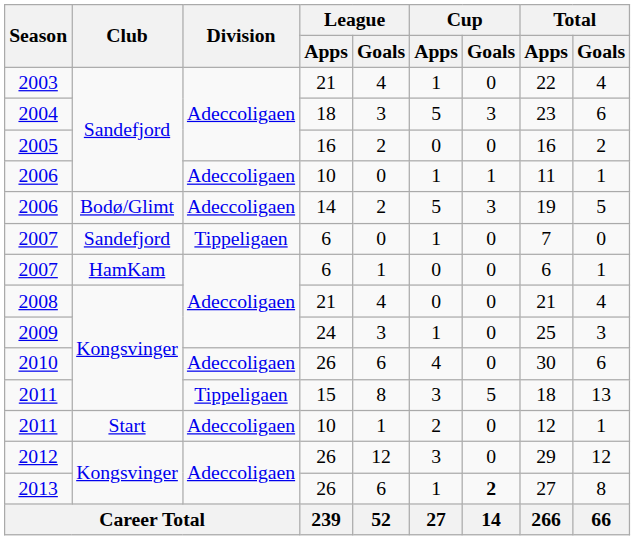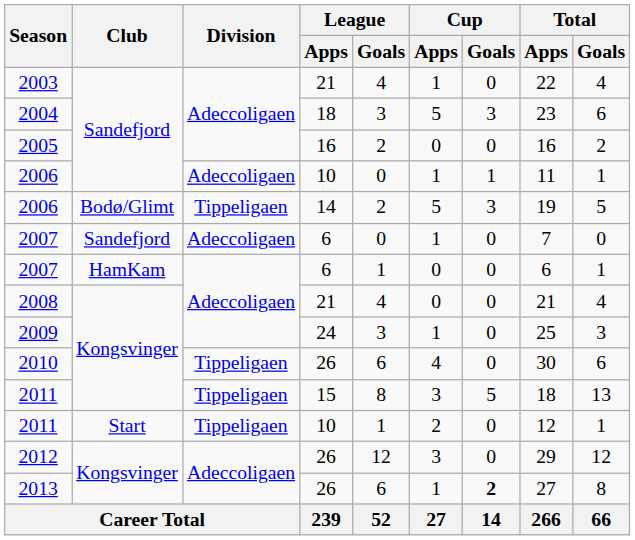(241, 207) Adeccoligaen -> (241, 207) Tippeligaen
(241, 238) Tippeligaen -> (241, 238) Adeccoligaen
(241, 363) Adeccoligaen -> (241, 363) Tippeligaen
(241, 425) Adeccoligaen -> (241, 425) Tippeligaen
